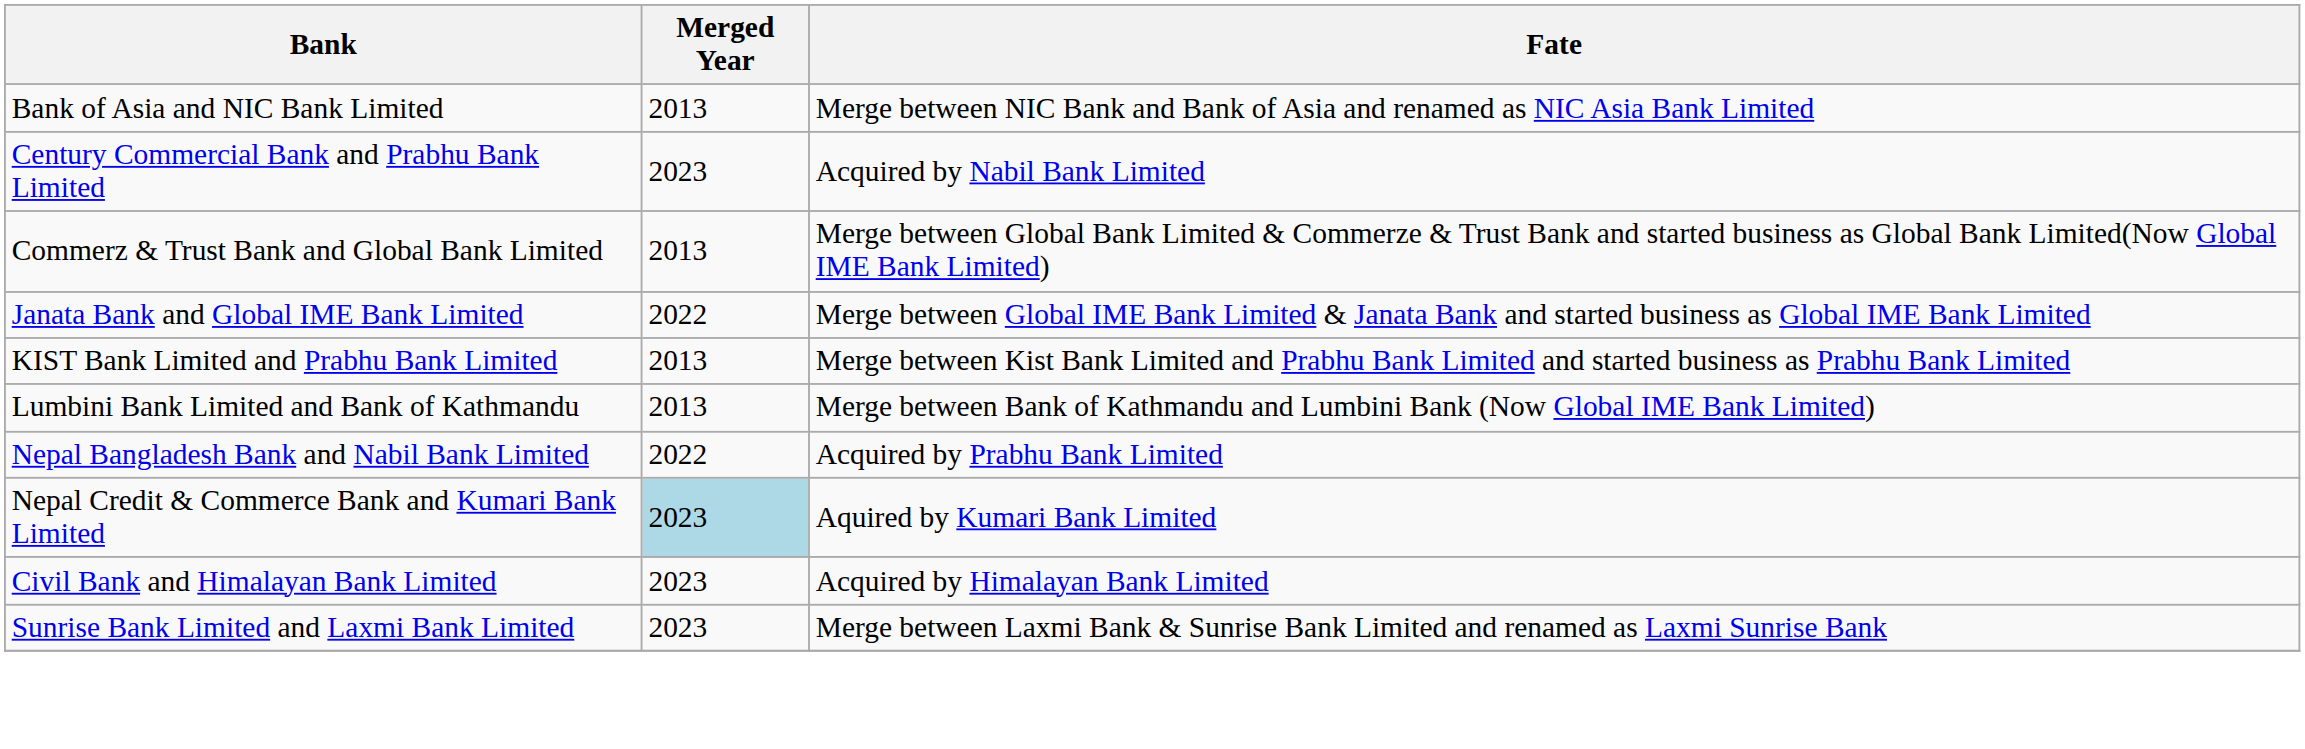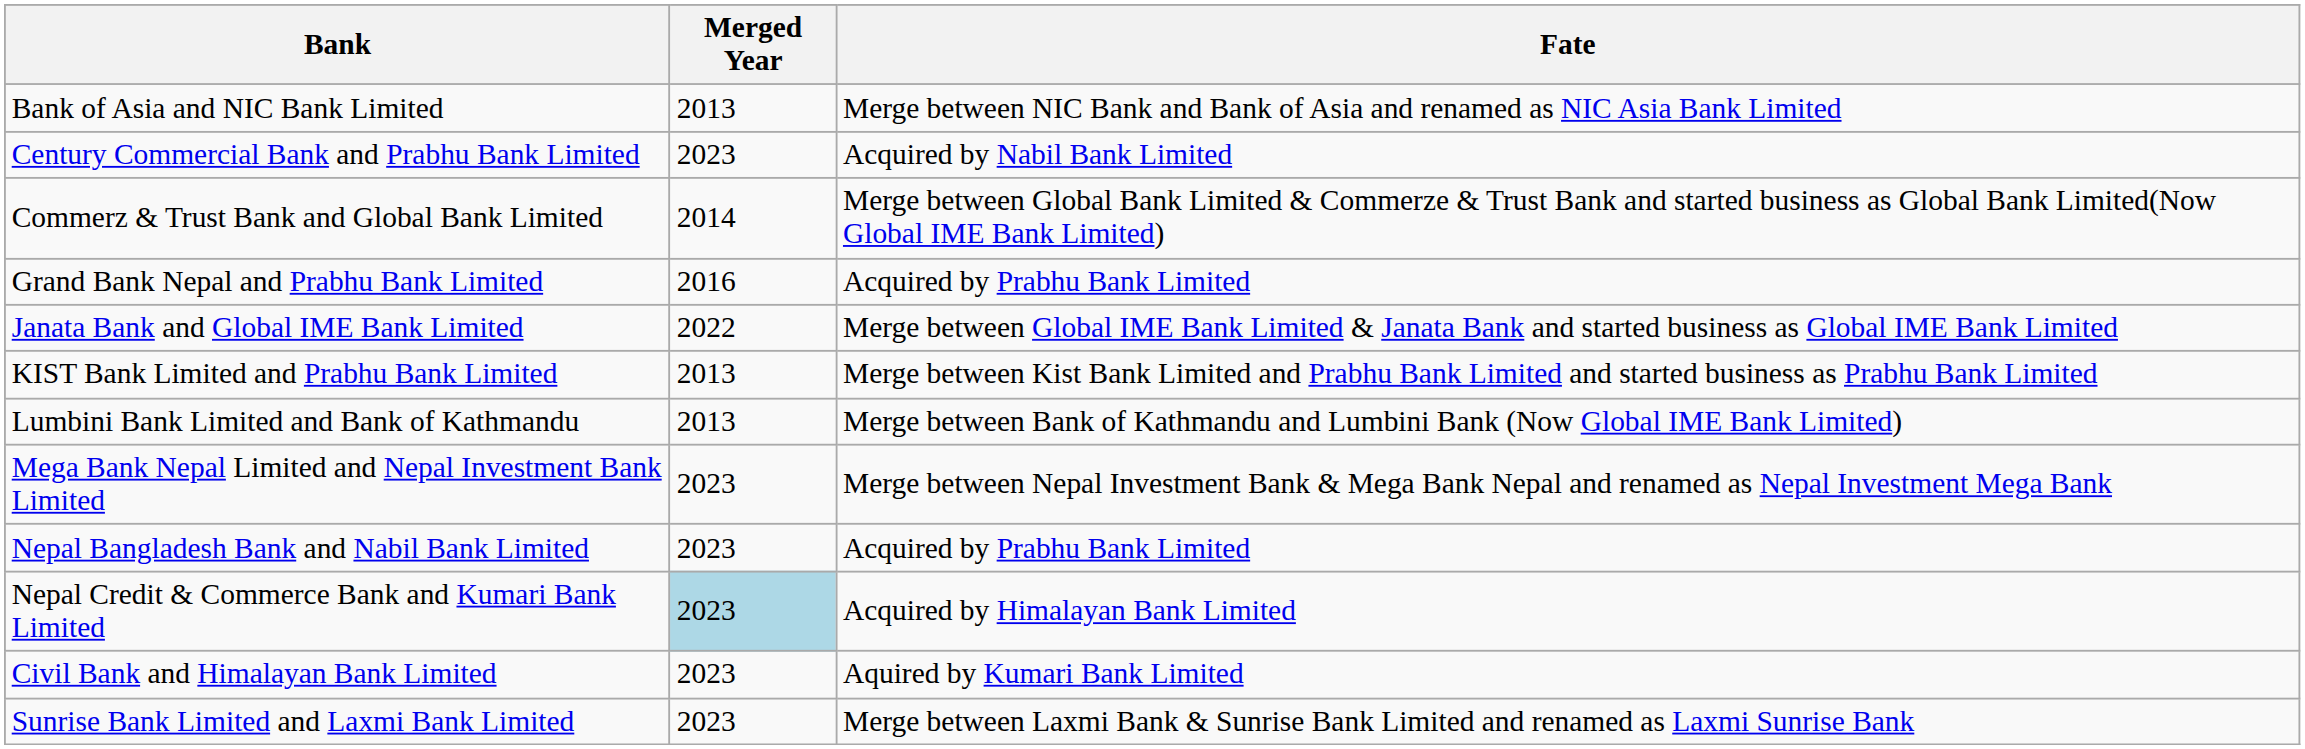(678, 250) 2013 -> (706, 217) 2014
+ row: (277, 280)
+ row: (337, 484)
(678, 454) 2022 -> (706, 547) 2023
(1016, 517) Aquired by Kumari Bank Limited -> (1069, 610) Acquired by Himalayan Bank Limited
(1042, 580) Acquired by Himalayan Bank Limited -> (1043, 673) Aquired by Kumari Bank Limited
